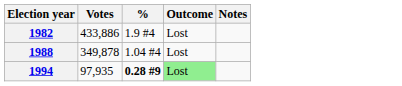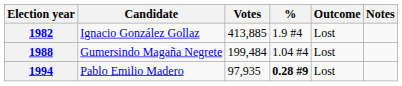+ column: (151, 14)
(100, 33) 433,886 -> (247, 33) 413,885
(100, 52) 349,878 -> (247, 52) 199,484
(177, 71) lightgreen background -> (325, 71) no background
